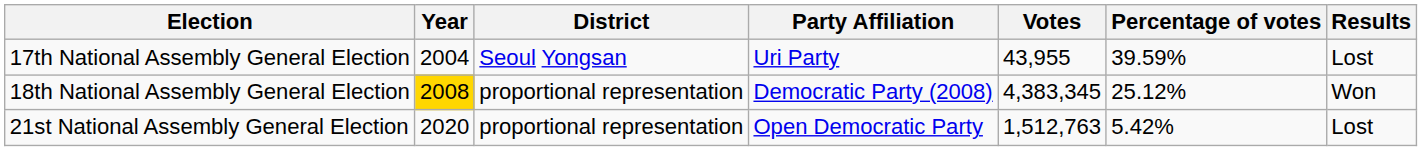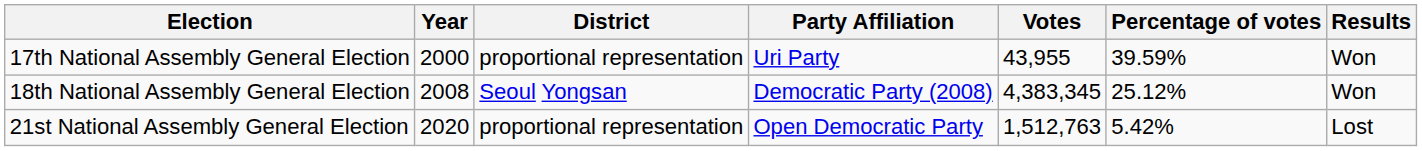(445, 57) 2004 -> (445, 57) 2000
(553, 57) Seoul Yongsan -> (611, 57) proportional representation
(1352, 57) Lost -> (1354, 57) Won
(445, 92) gold background -> (445, 92) no background
(611, 92) proportional representation -> (553, 92) Seoul Yongsan
